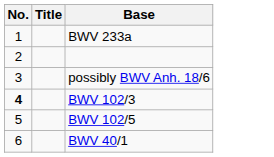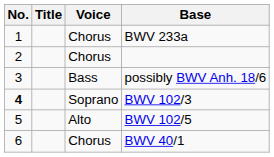+ column: (93, 15)
